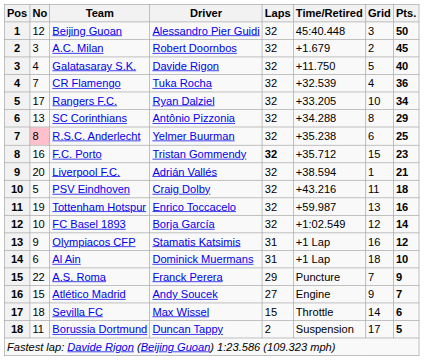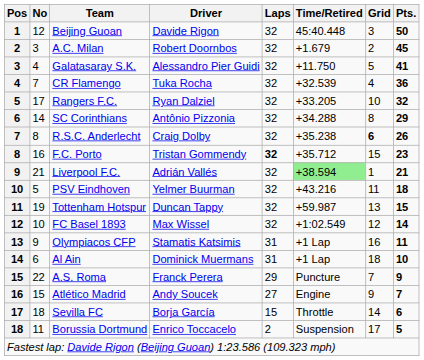(206, 31) Alessandro Pier Guidi -> (186, 31) Davide Rigon
(186, 66) Davide Rigon -> (206, 66) Alessandro Pier Guidi
(402, 66) 40 -> (402, 66) 41
(402, 101) 34 -> (402, 101) 32
(39, 119) 13 -> (39, 119) 14
(36, 136) pink background -> (36, 136) no background
(194, 136) Yelmer Buurman -> (181, 136) Craig Dolby
(371, 136) normal -> (371, 136) bold
(402, 136) 25 -> (402, 136) 26
(39, 171) 20 -> (39, 171) 21
(316, 171) no background -> (316, 171) lightgreen background
(181, 189) Craig Dolby -> (194, 189) Yelmer Buurman
(194, 207) Enrico Toccacelo -> (188, 207) Duncan Tappy
(402, 207) 16 -> (402, 207) 15
(184, 224) Borja García -> (181, 224) Max Wissel
(402, 242) 12 -> (402, 242) 11
(181, 312) Max Wissel -> (184, 312) Borja García
(188, 330) Duncan Tappy -> (194, 330) Enrico Toccacelo
